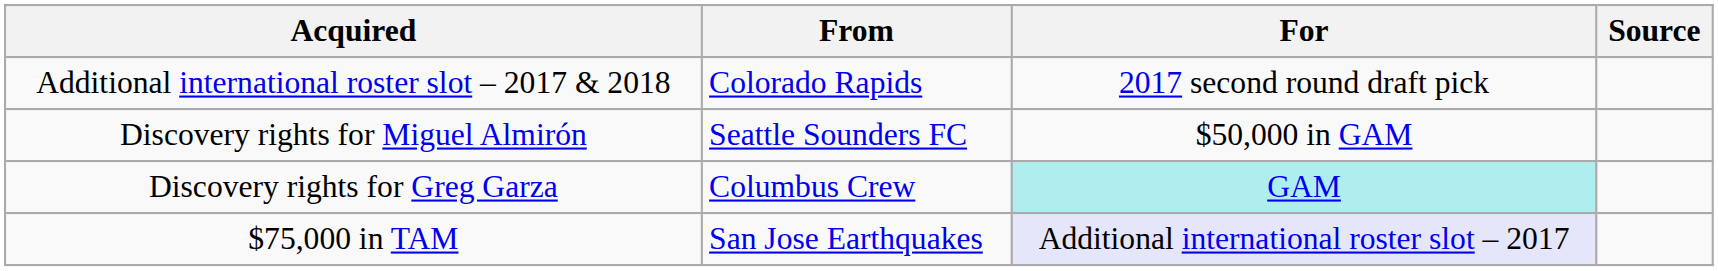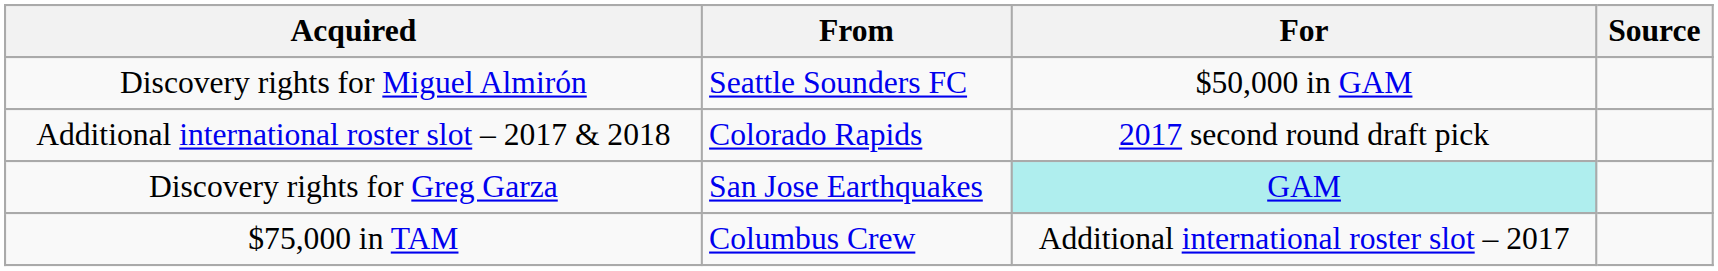rows swapped: (353, 135) <-> (353, 82)
(812, 187) Columbus Crew -> (846, 187) San Jose Earthquakes
(846, 239) San Jose Earthquakes -> (812, 239) Columbus Crew
(1304, 239) lavender background -> (1304, 239) no background
